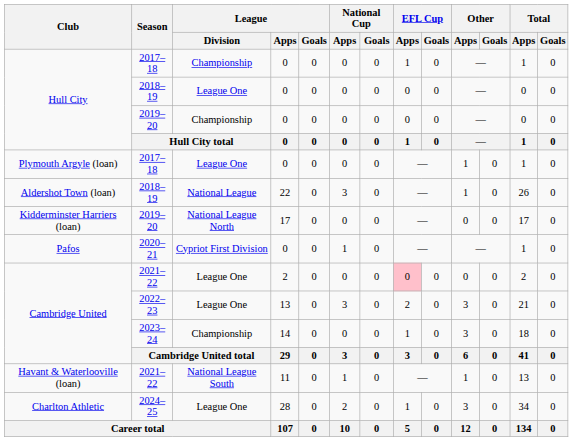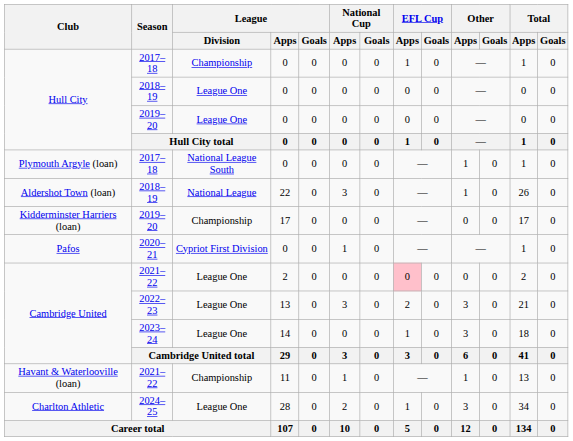(222, 119) Championship -> (222, 119) League One
(222, 164) League One -> (222, 164) National League South
(222, 220) National League North -> (222, 220) Championship
(222, 333) Championship -> (222, 333) League One
(222, 378) National League South -> (222, 378) Championship
